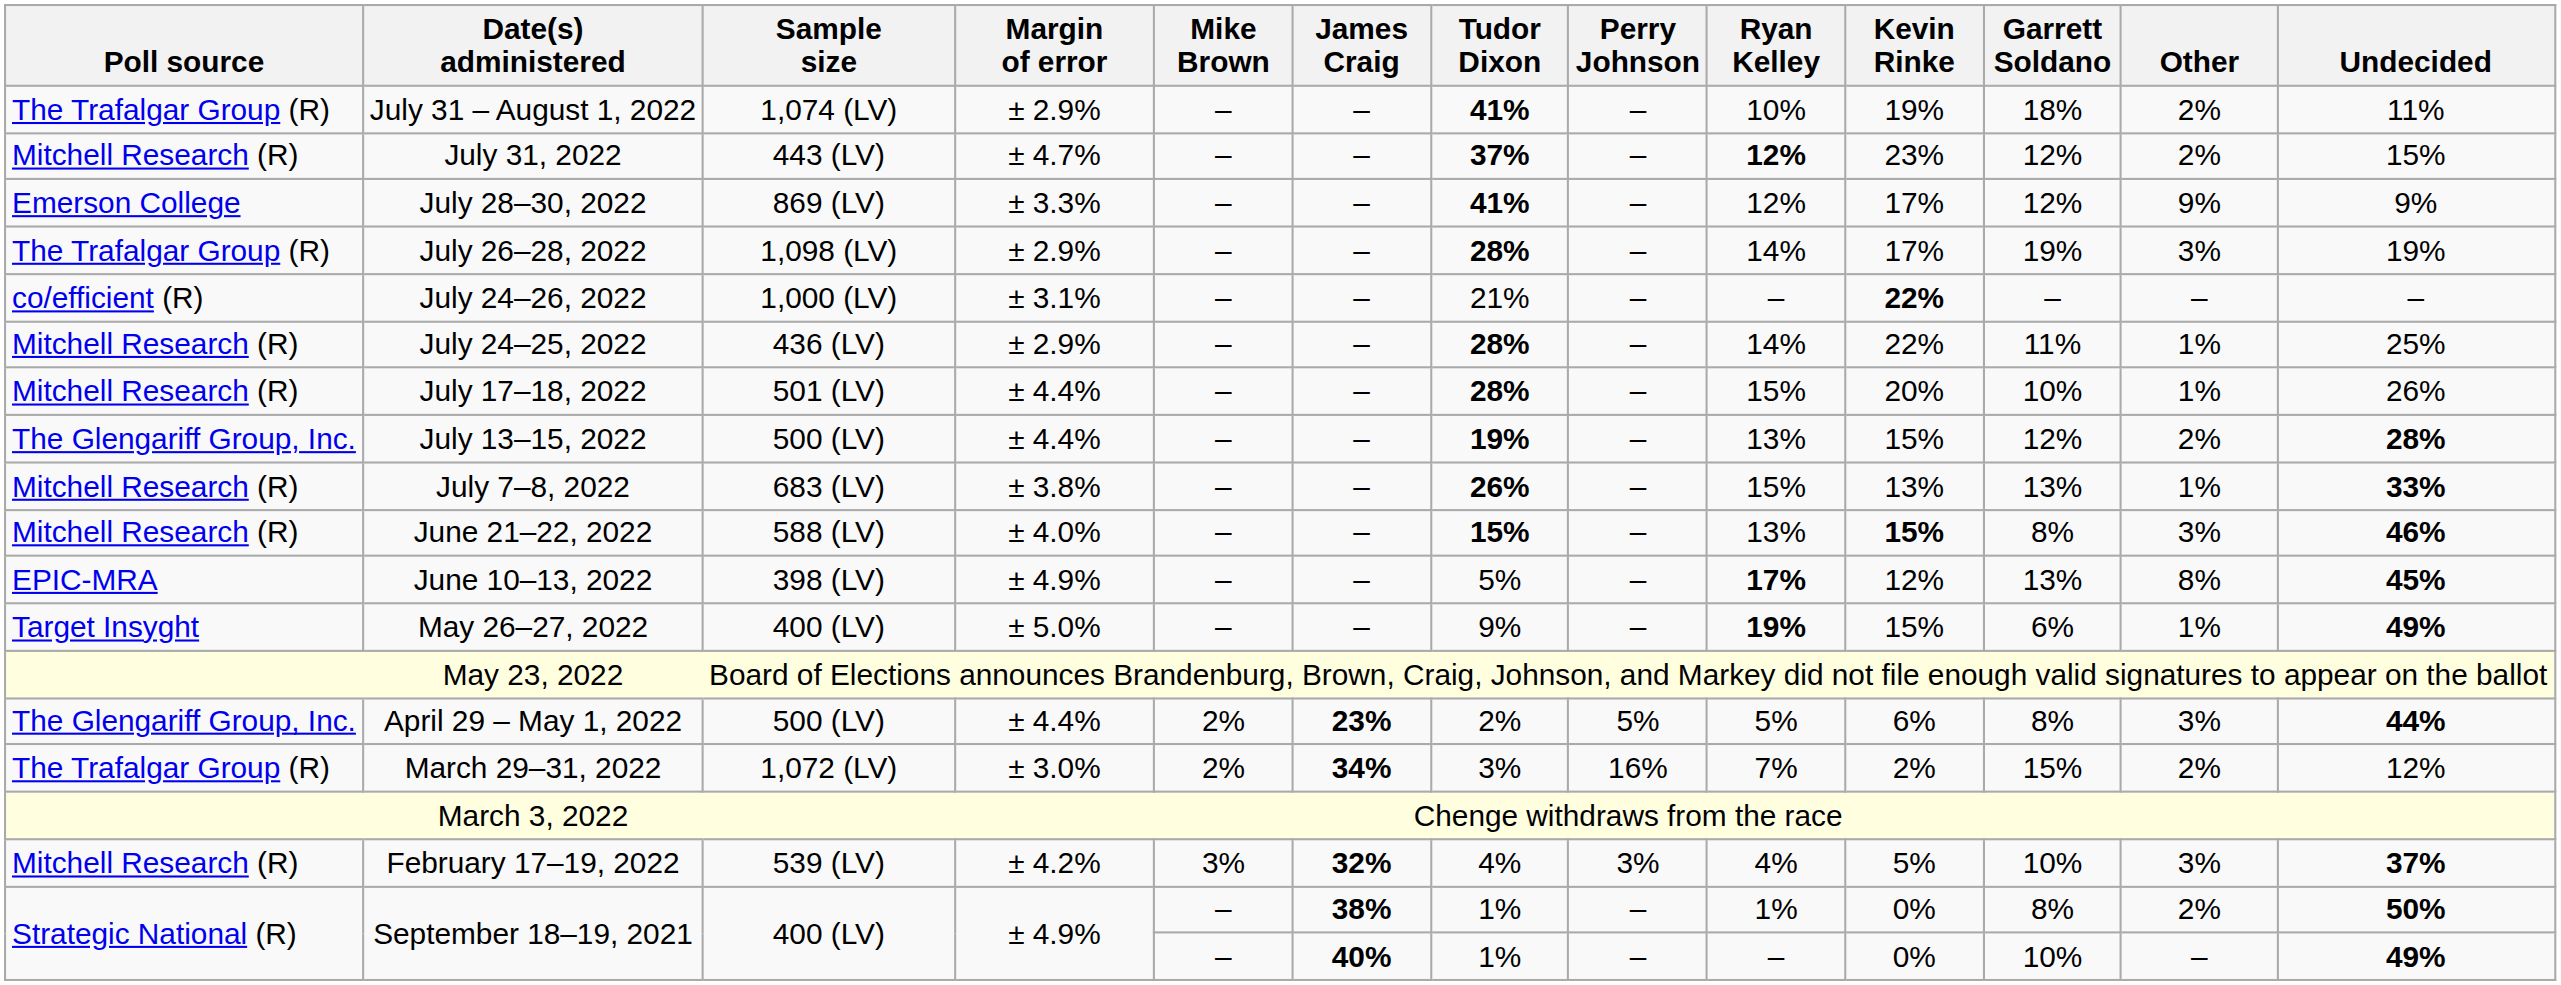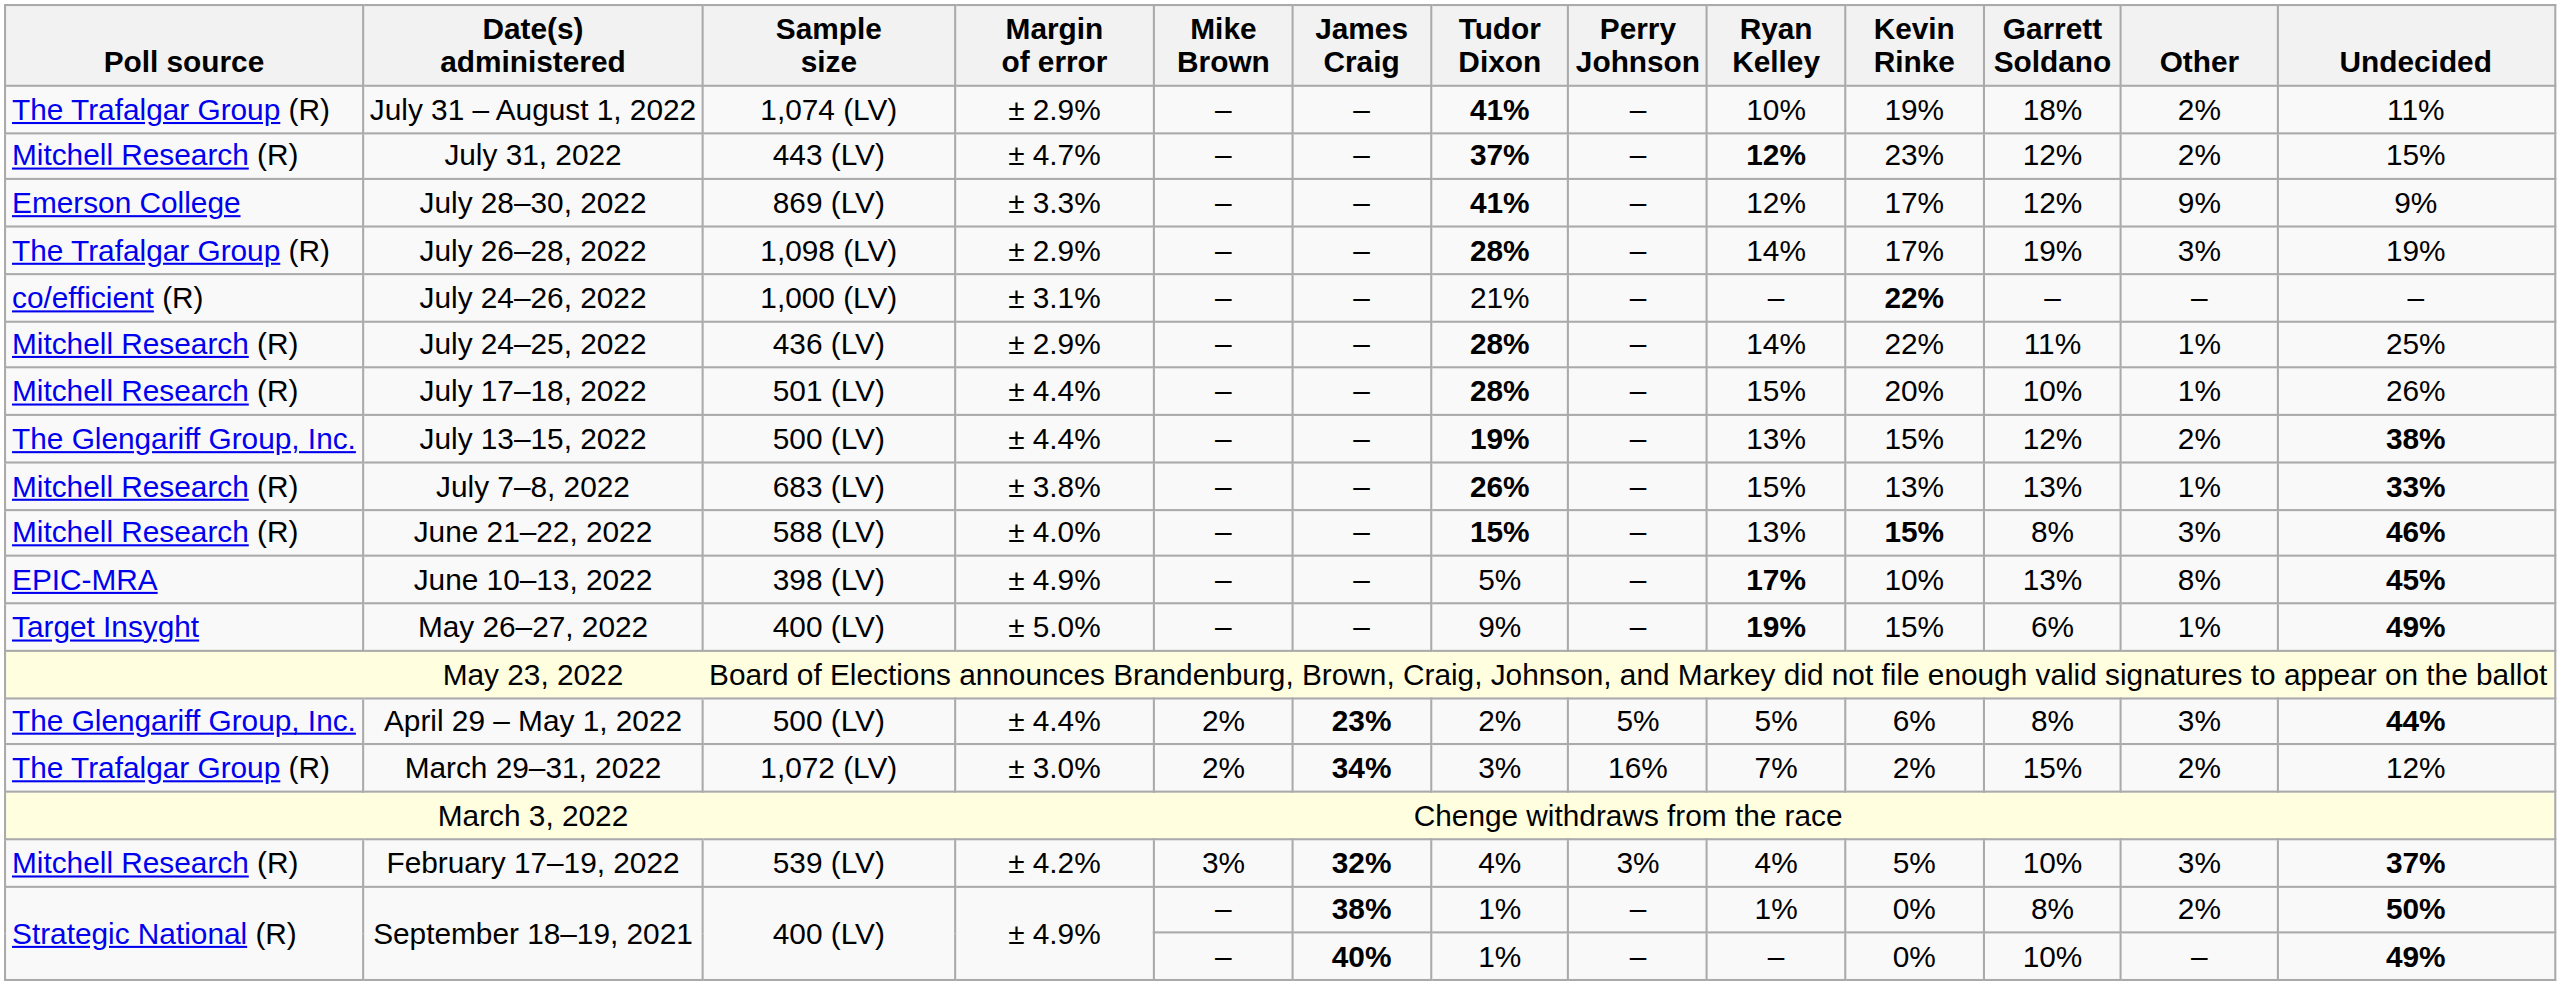(2416, 439) 28% -> (2416, 439) 38%
(1914, 580) 12% -> (1914, 580) 10%
